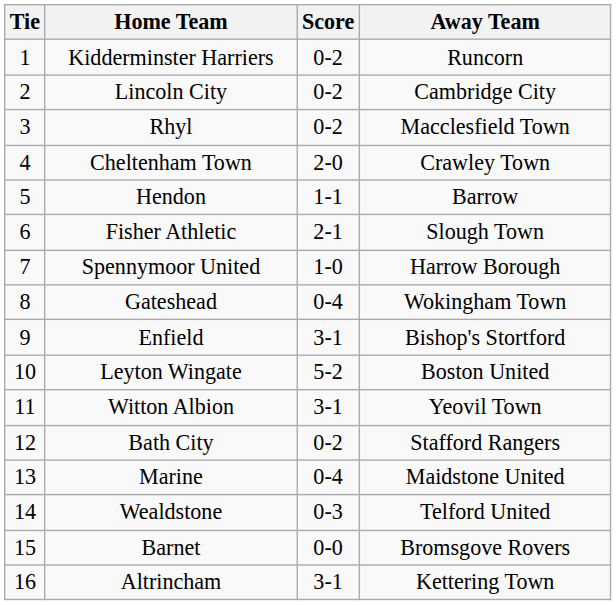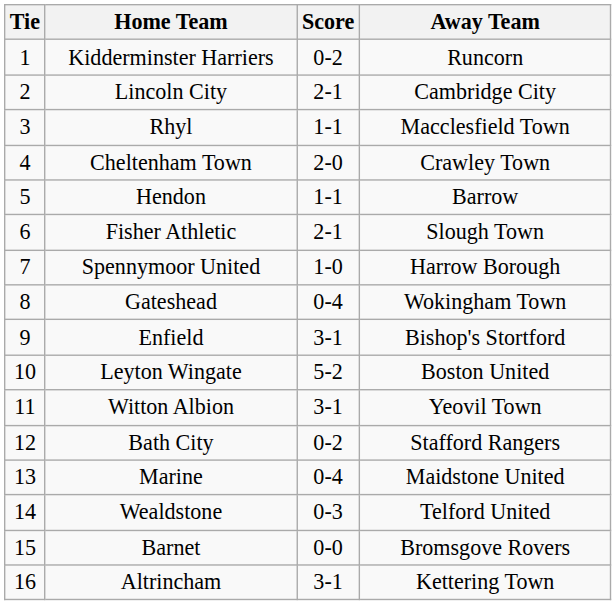(328, 92) 0-2 -> (328, 92) 2-1
(328, 127) 0-2 -> (328, 127) 1-1
